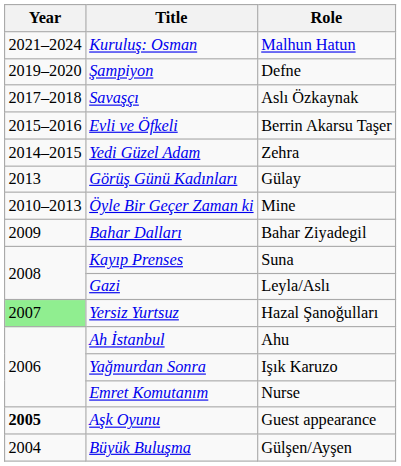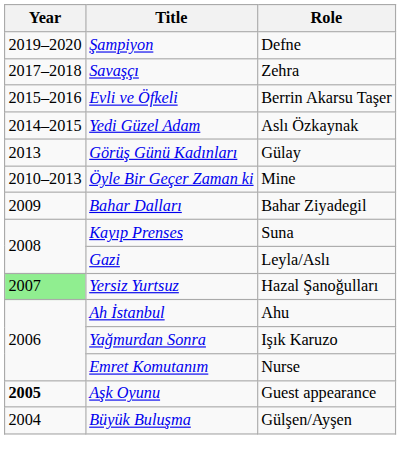- row: (143, 45)
(310, 98) Aslı Özkaynak -> (280, 71) Zehra
(280, 152) Zehra -> (310, 125) Aslı Özkaynak
